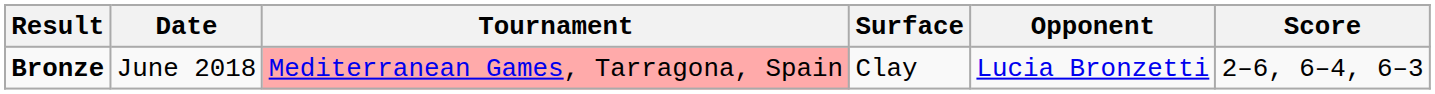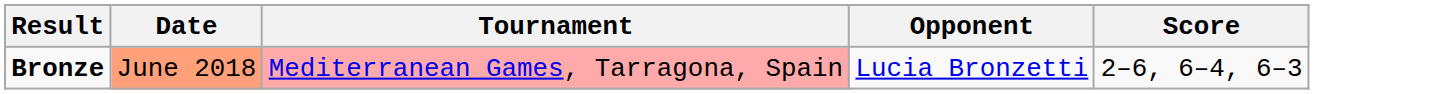- column: (910, 26)
(186, 68) no background -> (186, 68) lightsalmon background
